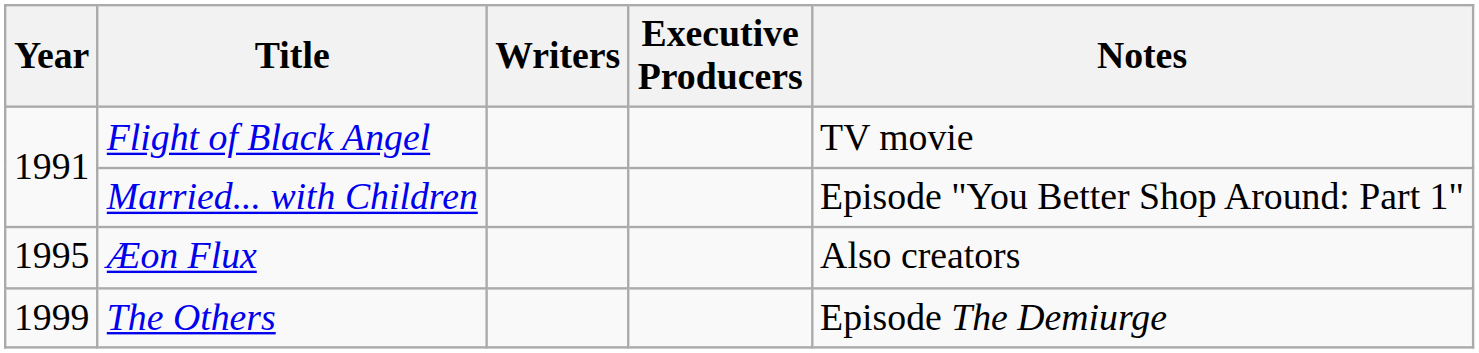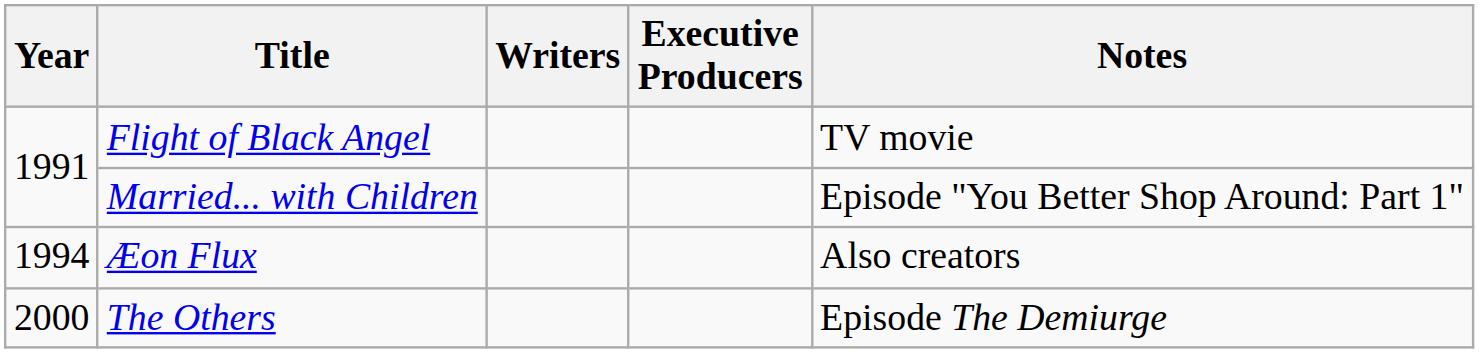(52, 256) 1995 -> (52, 256) 1994
(52, 316) 1999 -> (52, 316) 2000
